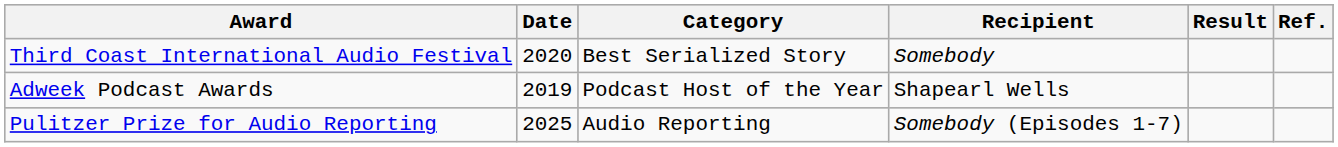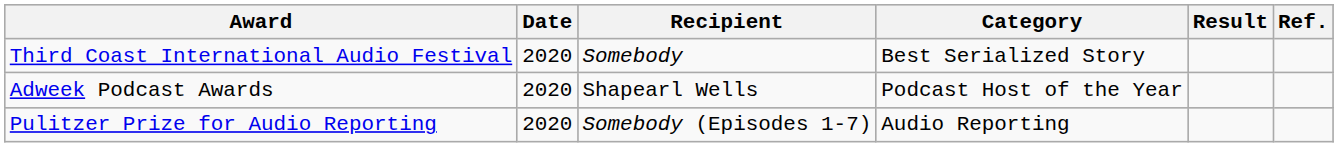columns swapped: (733, 22) <-> (1038, 22)
(547, 90) 2019 -> (547, 90) 2020
(547, 124) 2025 -> (547, 124) 2020
